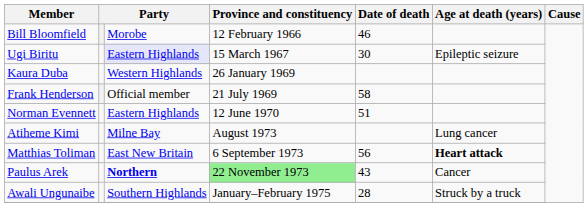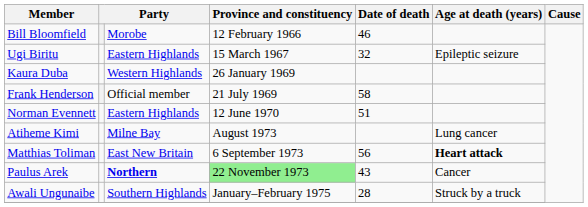(153, 53) lavender background -> (153, 53) no background
(364, 53) 30 -> (364, 53) 32
